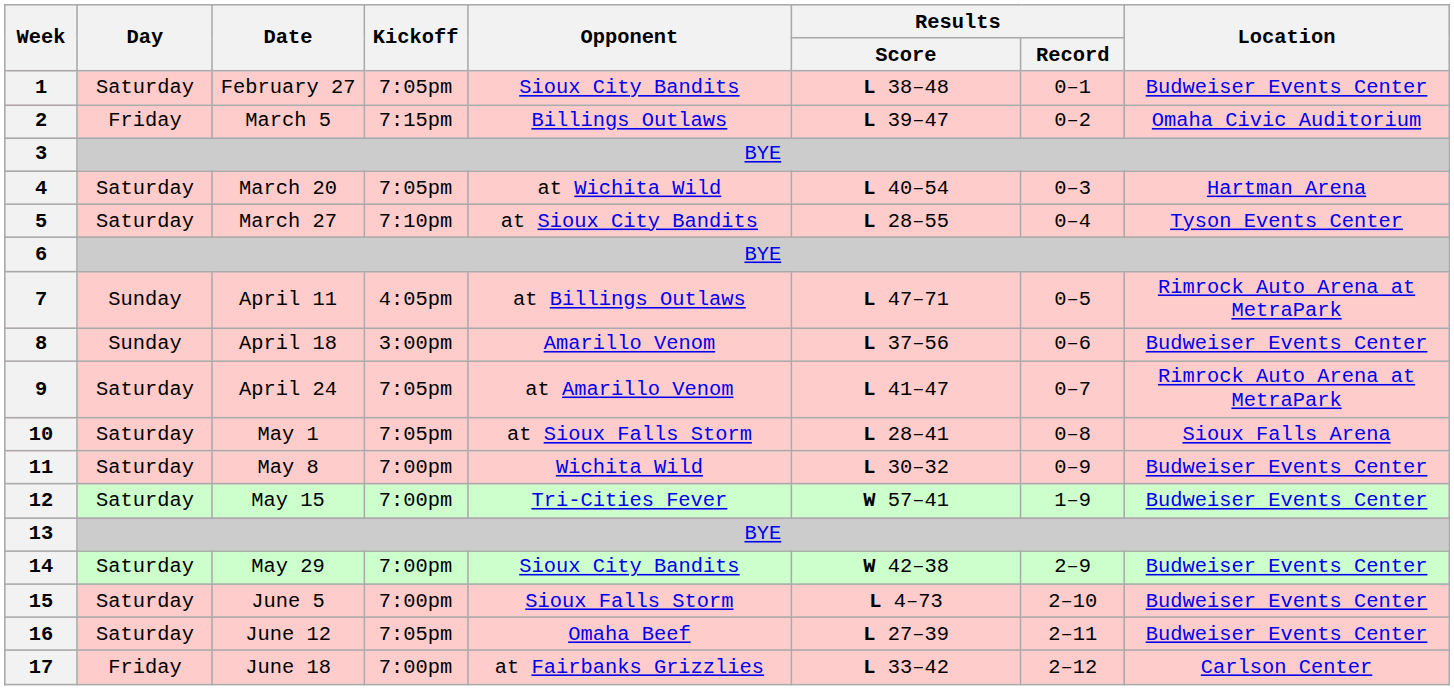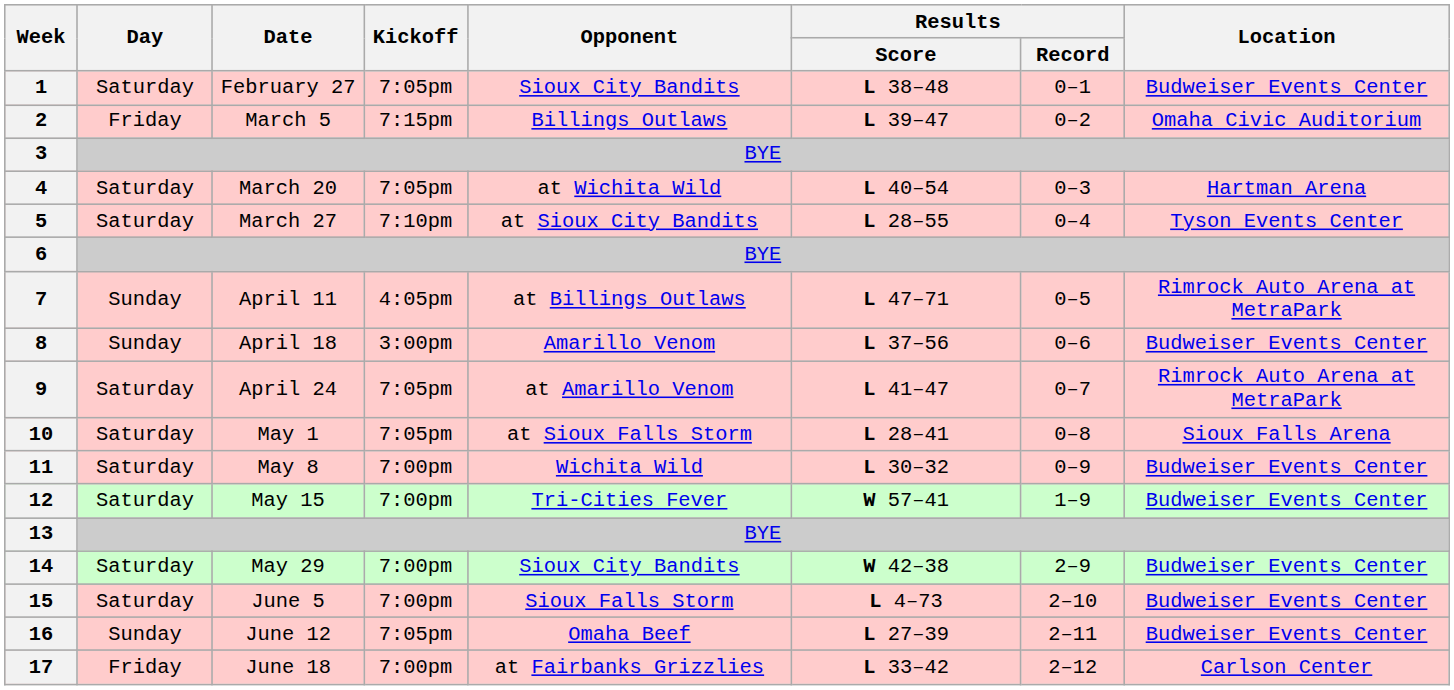(145, 634) Saturday -> (145, 634) Sunday
